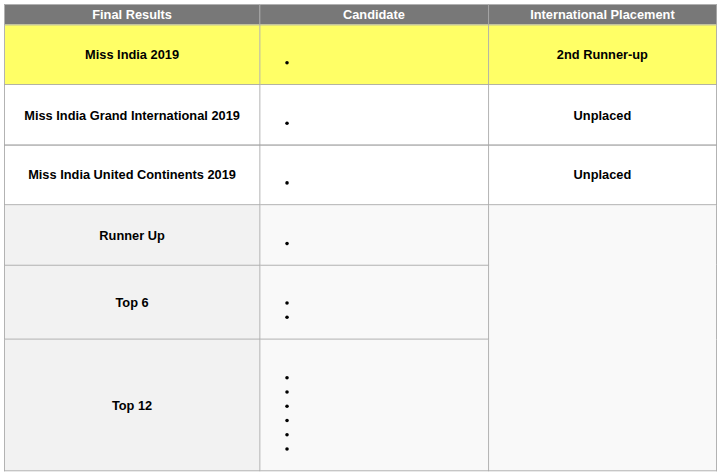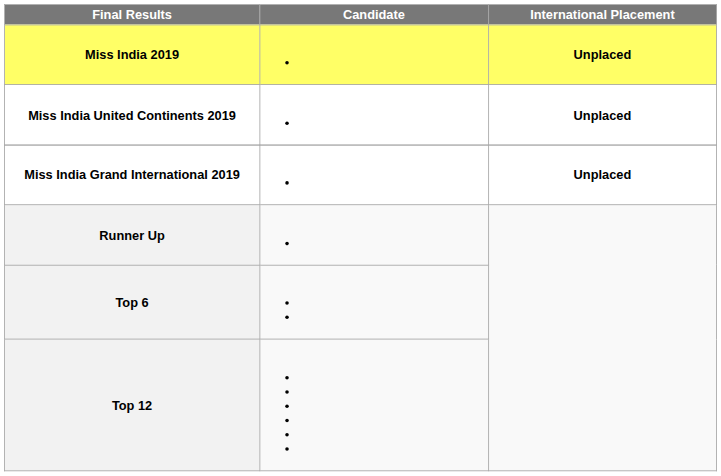(602, 55) 2nd Runner-up -> (602, 55) Unplaced
rows swapped: (132, 115) <-> (132, 175)
